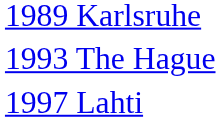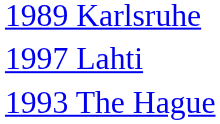rows swapped: (110, 58) <-> (74, 102)
